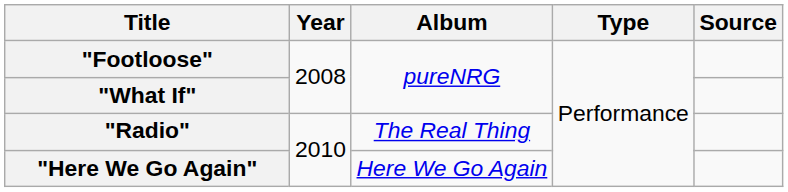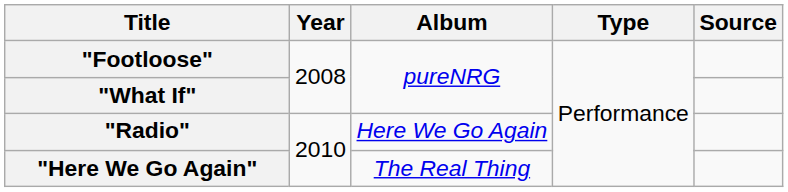(452, 131) The Real Thing -> (452, 131) Here We Go Again
(452, 167) Here We Go Again -> (452, 167) The Real Thing
